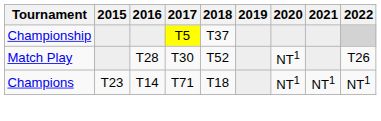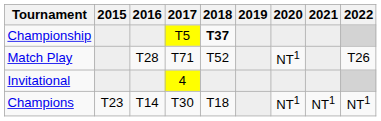(218, 35) normal -> (218, 35) bold
(182, 58) T30 -> (182, 58) T71
+ row: (39, 80)
(182, 82) T71 -> (182, 103) T30
